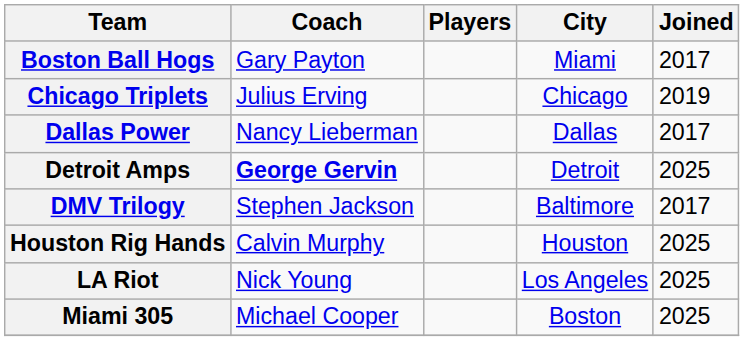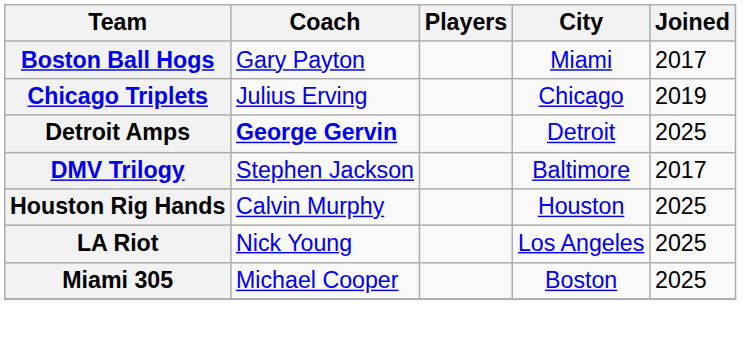- row: (118, 133)
